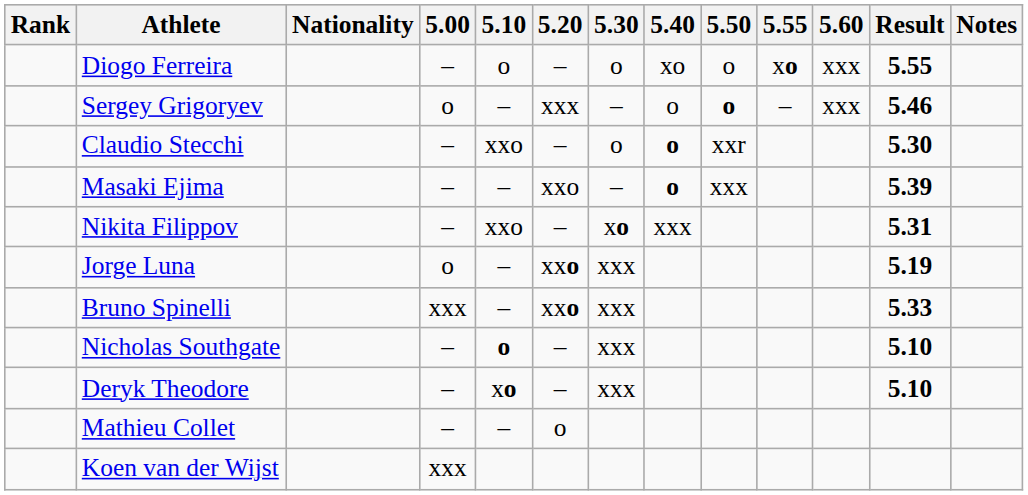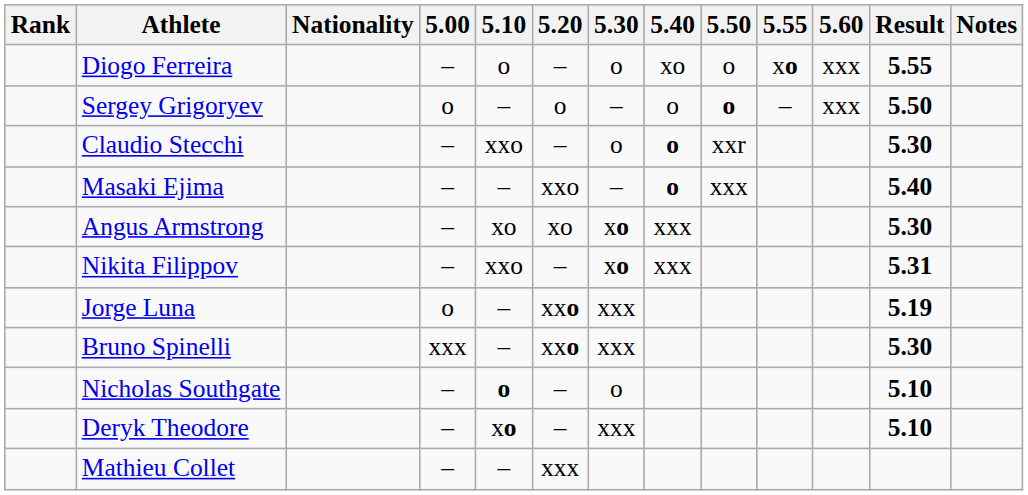(560, 105) xxx -> (560, 105) o
(910, 105) 5.46 -> (910, 105) 5.50
(910, 186) 5.39 -> (910, 186) 5.40
+ row: (173, 226)
(910, 307) 5.33 -> (910, 347) 5.30
(616, 347) xxx -> (616, 387) o
(560, 428) o -> (560, 468) xxx
- row: (180, 468)
